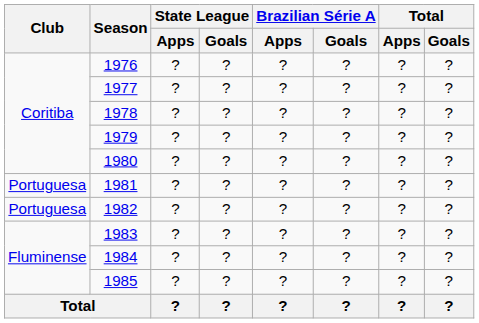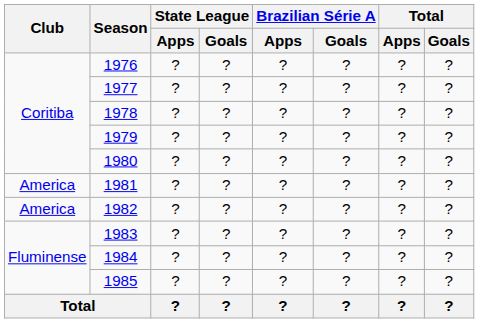(47, 185) Portuguesa -> (47, 185) America
(47, 209) Portuguesa -> (47, 209) America
